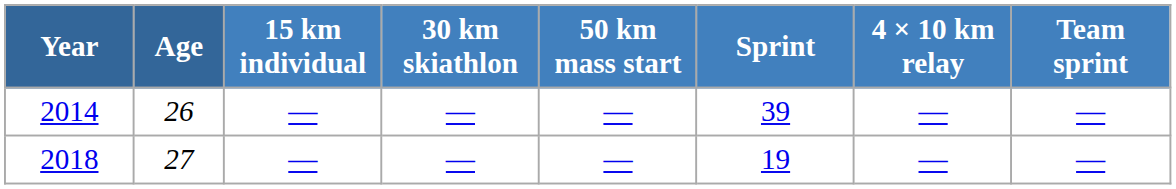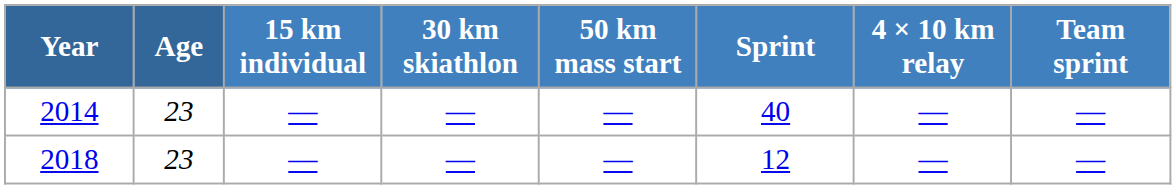(179, 111) 26 -> (179, 111) 23
(776, 111) 39 -> (776, 111) 40
(179, 159) 27 -> (179, 159) 23
(776, 159) 19 -> (776, 159) 12
